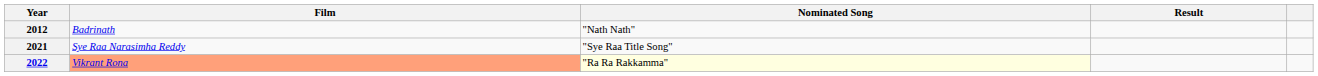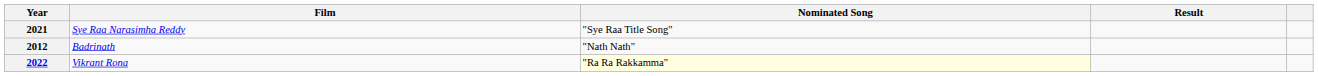rows swapped: (37, 29) <-> (37, 46)
(100, 63) lightsalmon background -> (100, 63) no background
